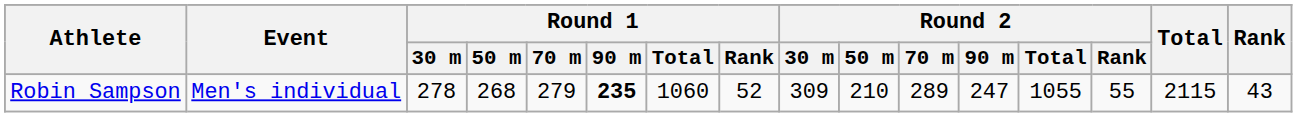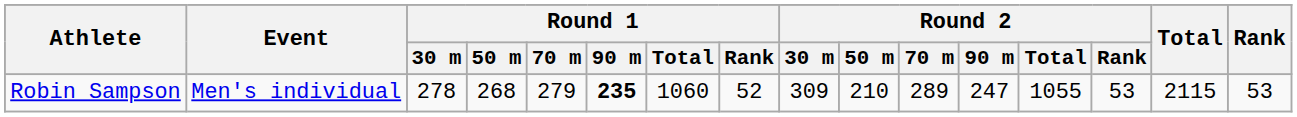(1122, 92) 55 -> (1122, 92) 53
(1260, 92) 43 -> (1260, 92) 53
